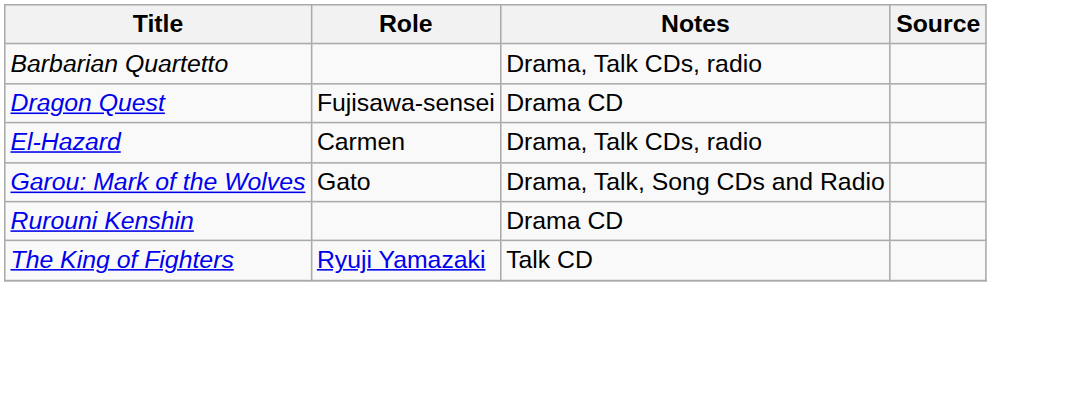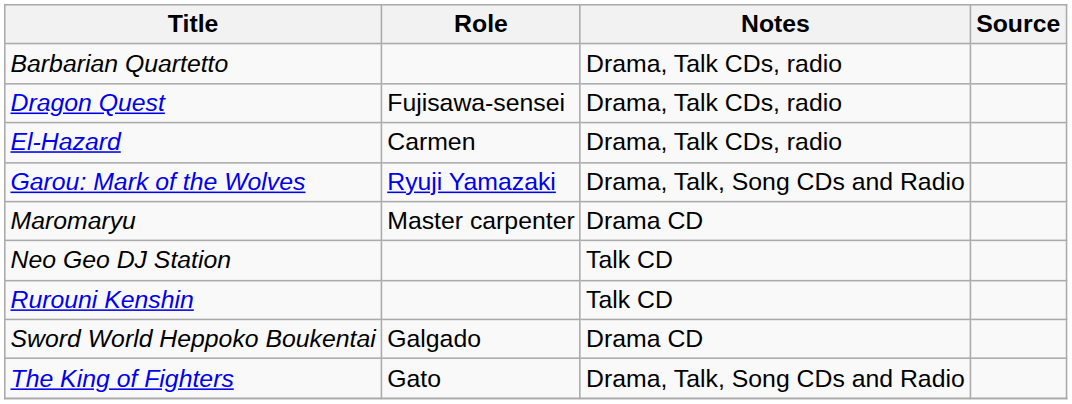(565, 102) Drama CD -> (714, 102) Drama, Talk CDs, radio
(344, 181) Gato -> (472, 181) Ryuji Yamazaki
+ row: (73, 220)
+ row: (121, 260)
(565, 220) Drama CD -> (630, 299) Talk CD
+ row: (193, 338)
(401, 260) Ryuji Yamazaki -> (414, 378) Gato
(550, 260) Talk CD -> (775, 378) Drama, Talk, Song CDs and Radio
